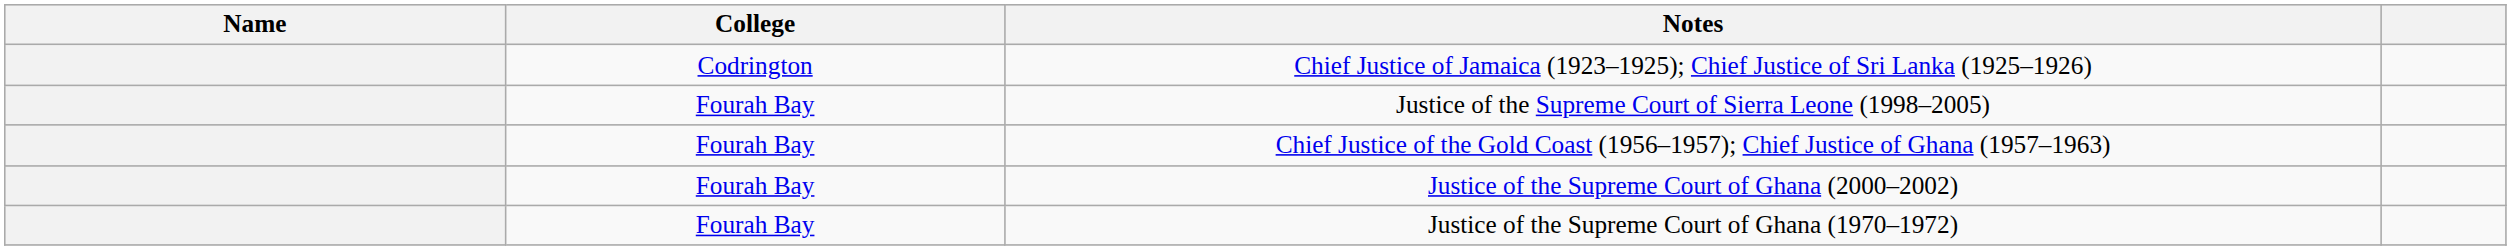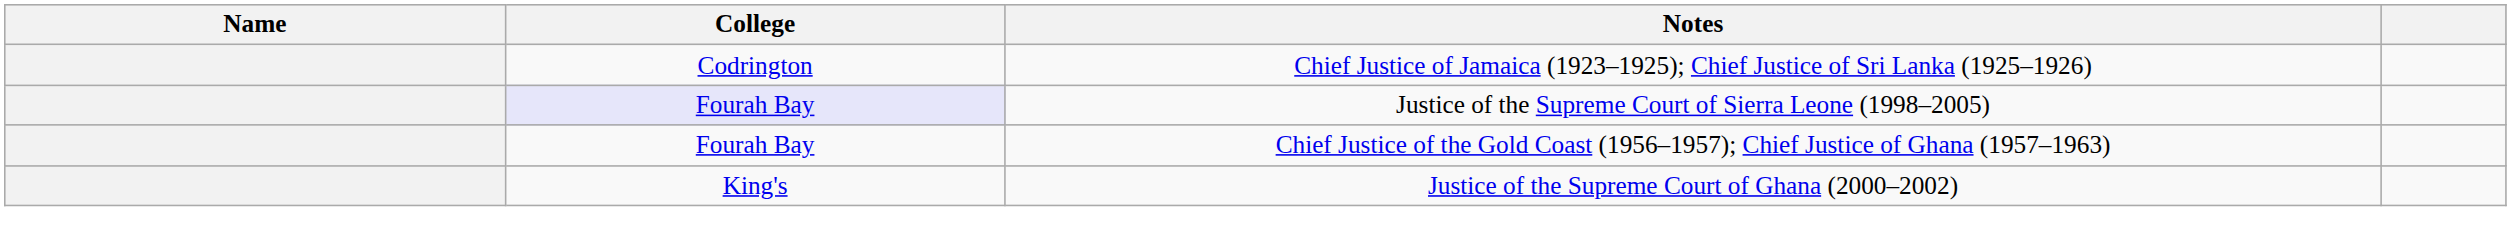(755, 104) no background -> (755, 104) lavender background
(755, 184) Fourah Bay -> (755, 184) King's
- row: (1693, 225)
